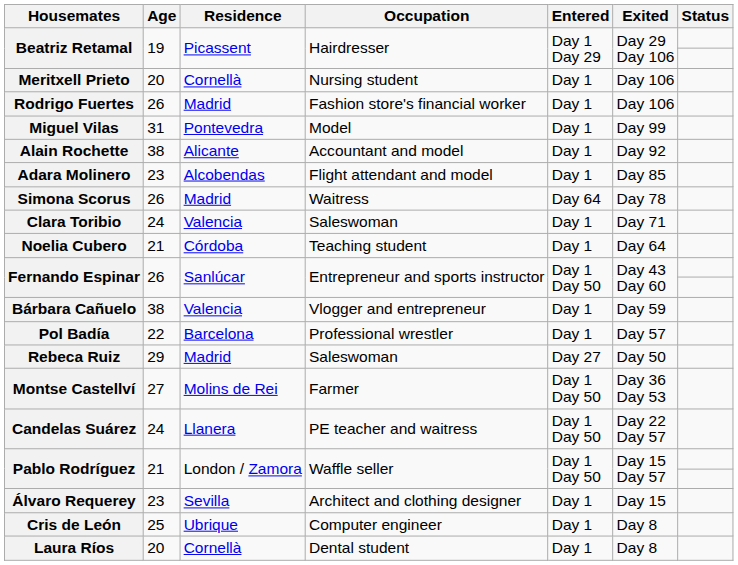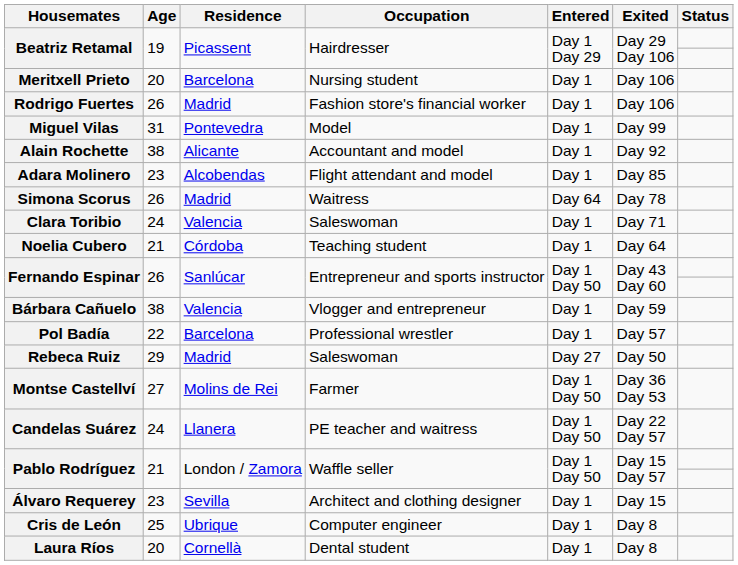(213, 80) Cornellà -> (219, 80) Barcelona
